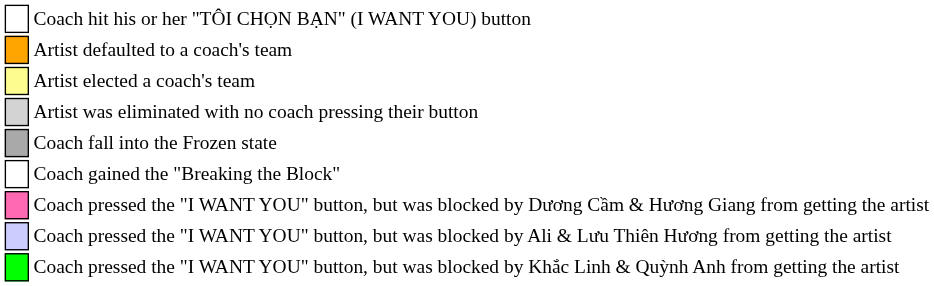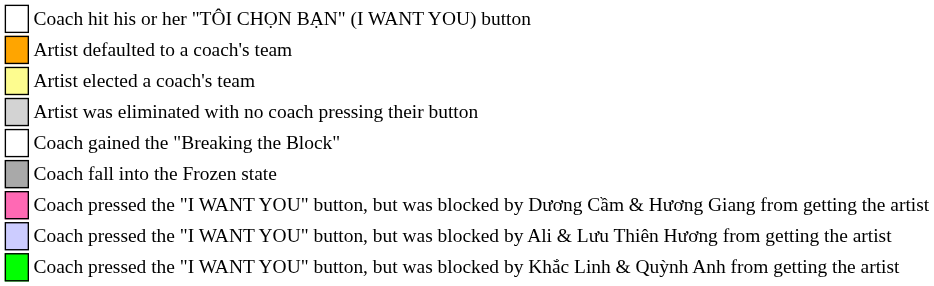rows swapped: (187, 173) <-> (155, 142)
